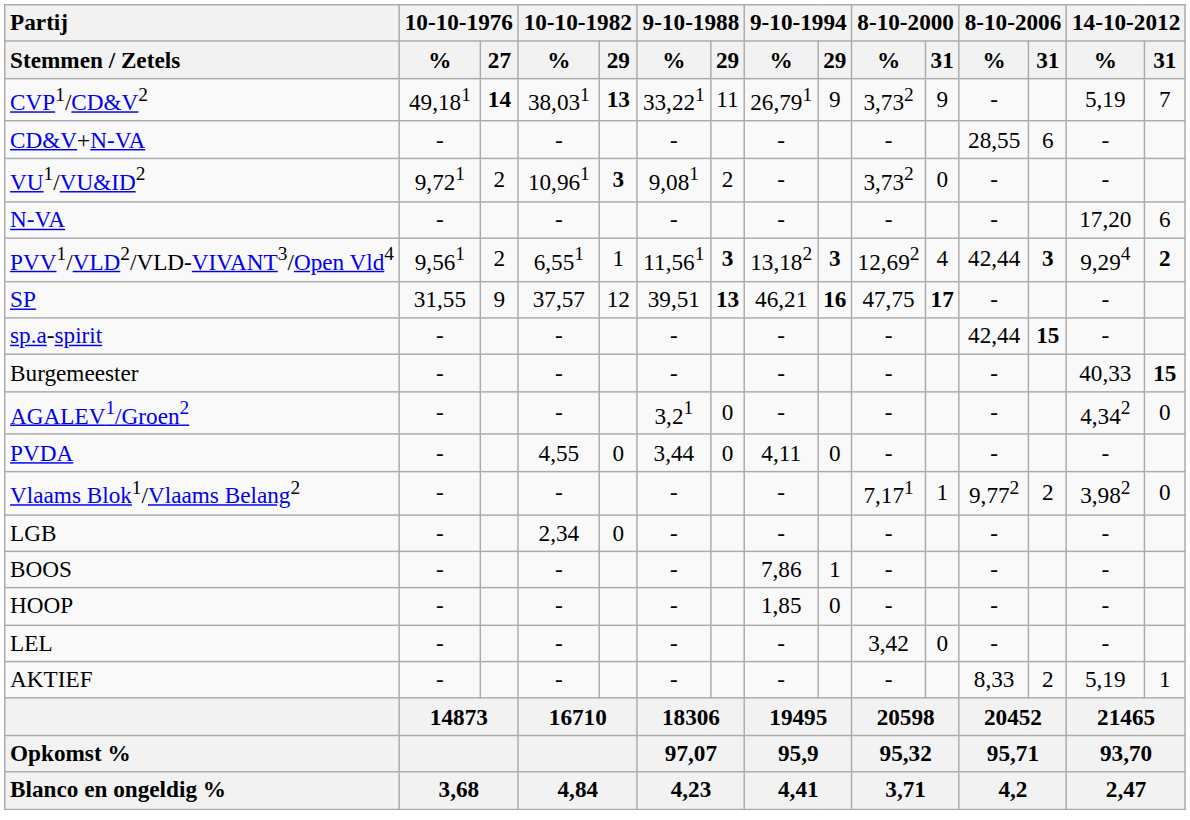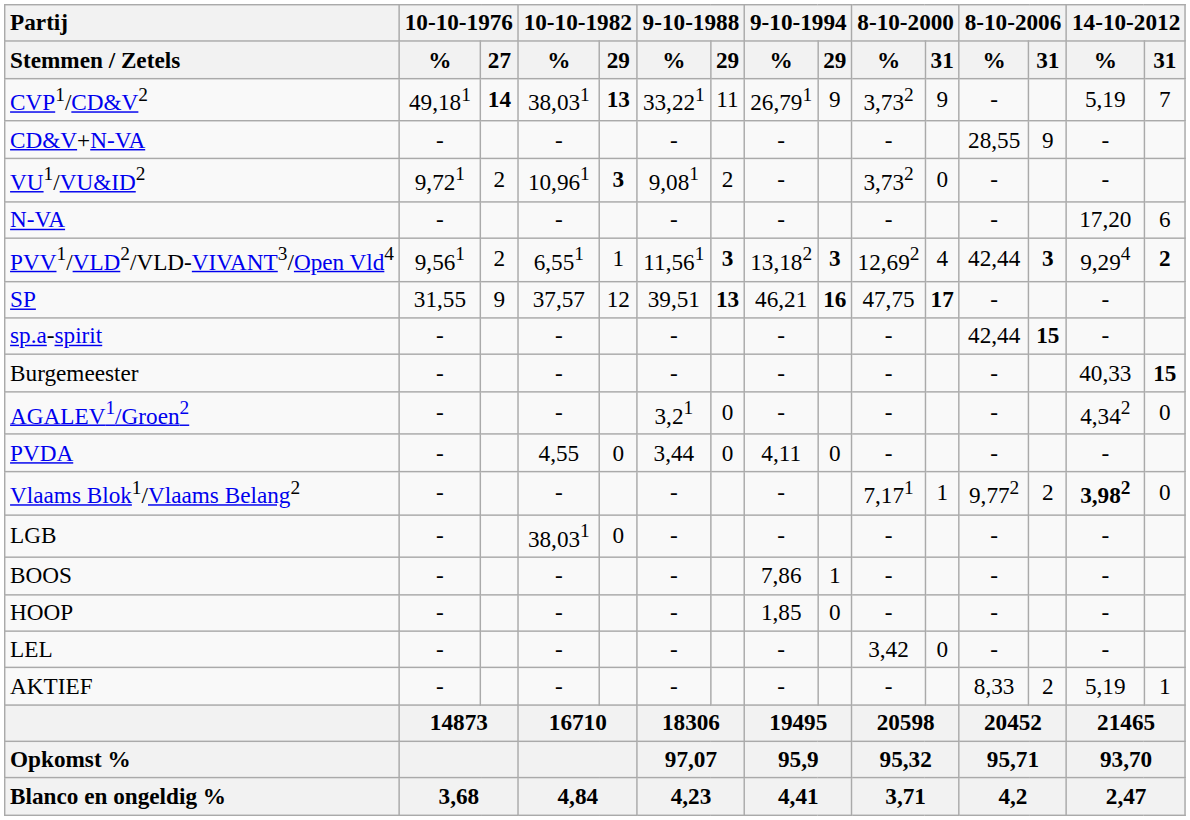(1048, 139) 6 -> (1048, 139) 9
(1105, 492) normal -> (1105, 492) bold
(559, 532) 2,34 -> (559, 535) 38,031
